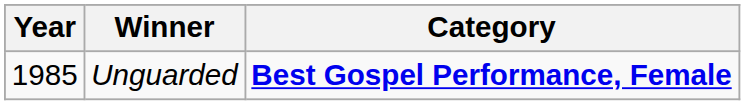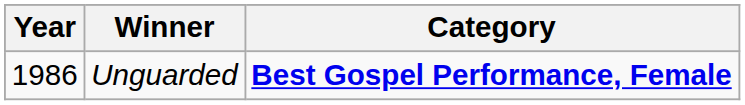(45, 74) 1985 -> (45, 74) 1986
